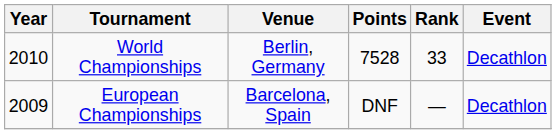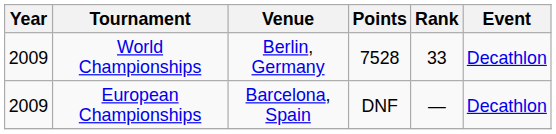(28, 57) 2010 -> (28, 57) 2009
